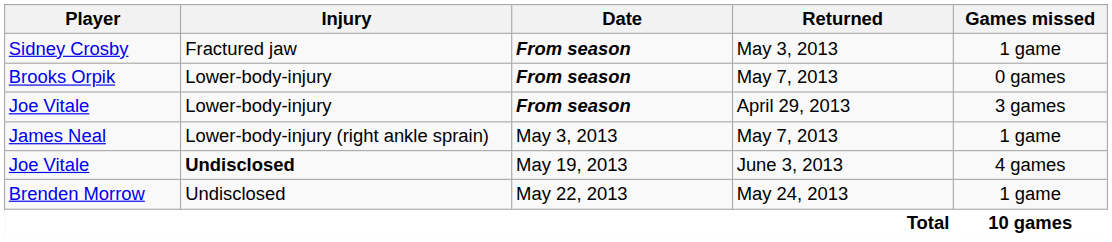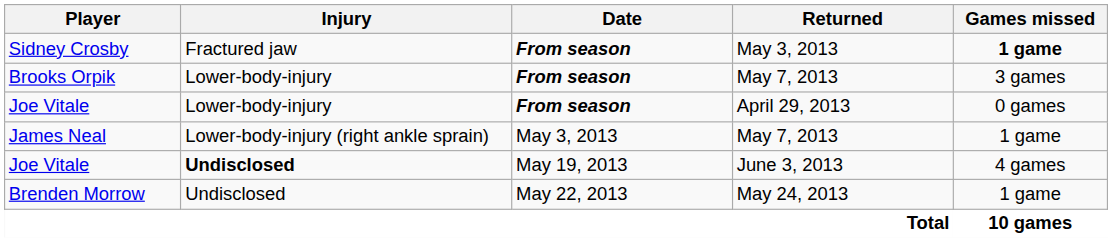(1030, 48) normal -> (1030, 48) bold
(1030, 77) 0 games -> (1030, 77) 3 games
(1030, 106) 3 games -> (1030, 106) 0 games
